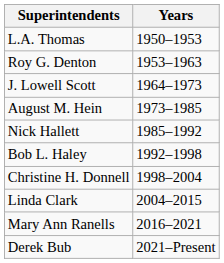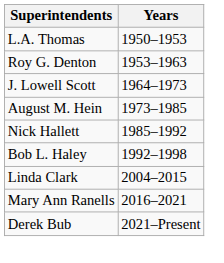- row: (69, 177)
